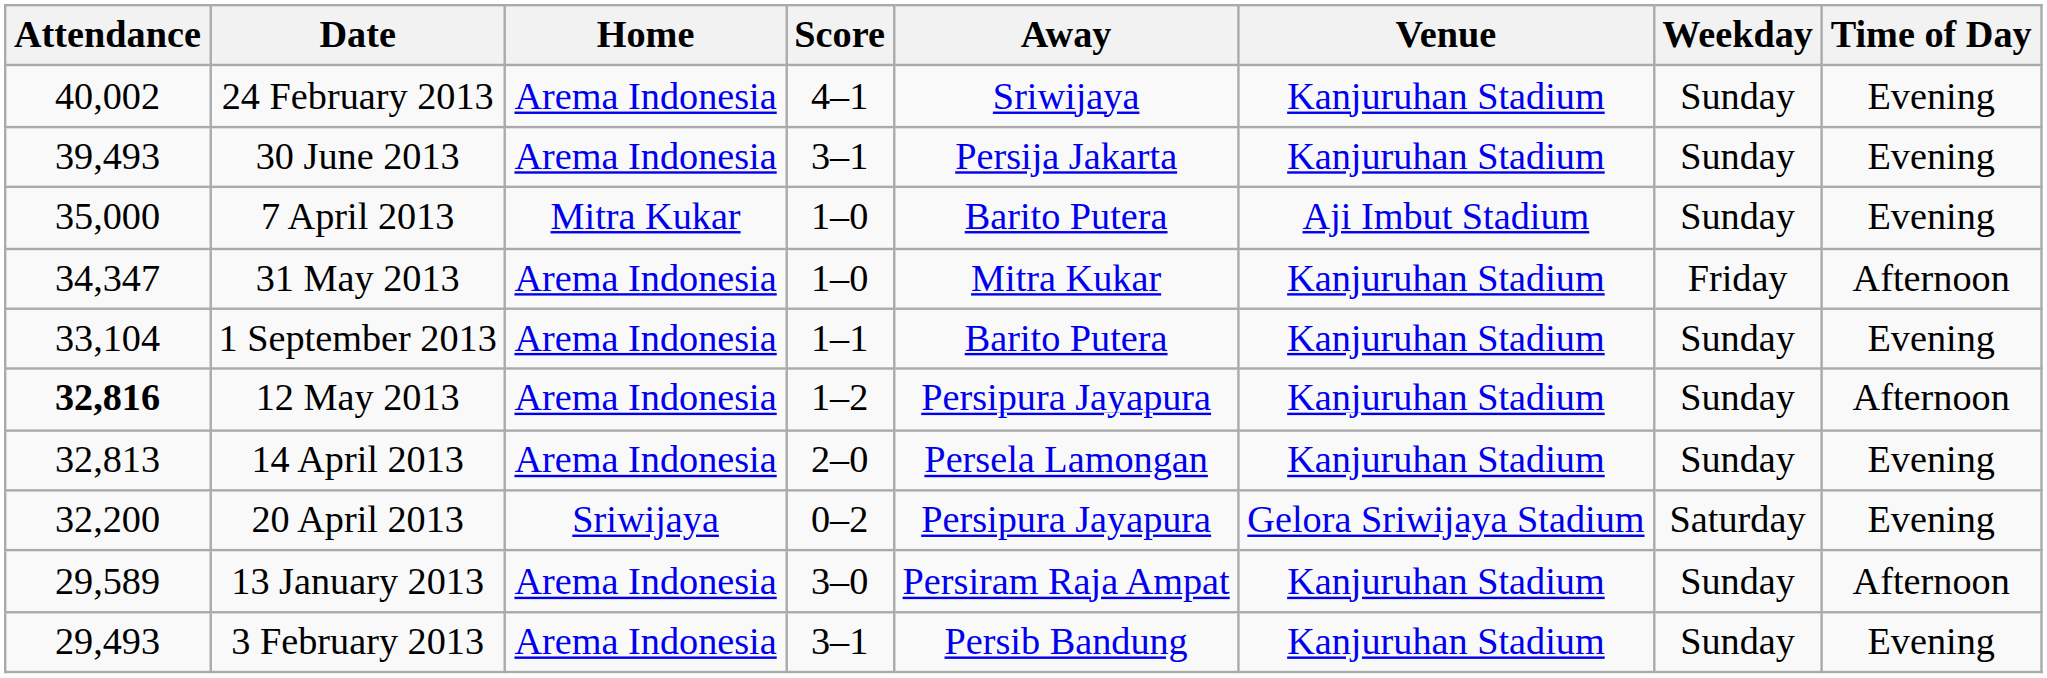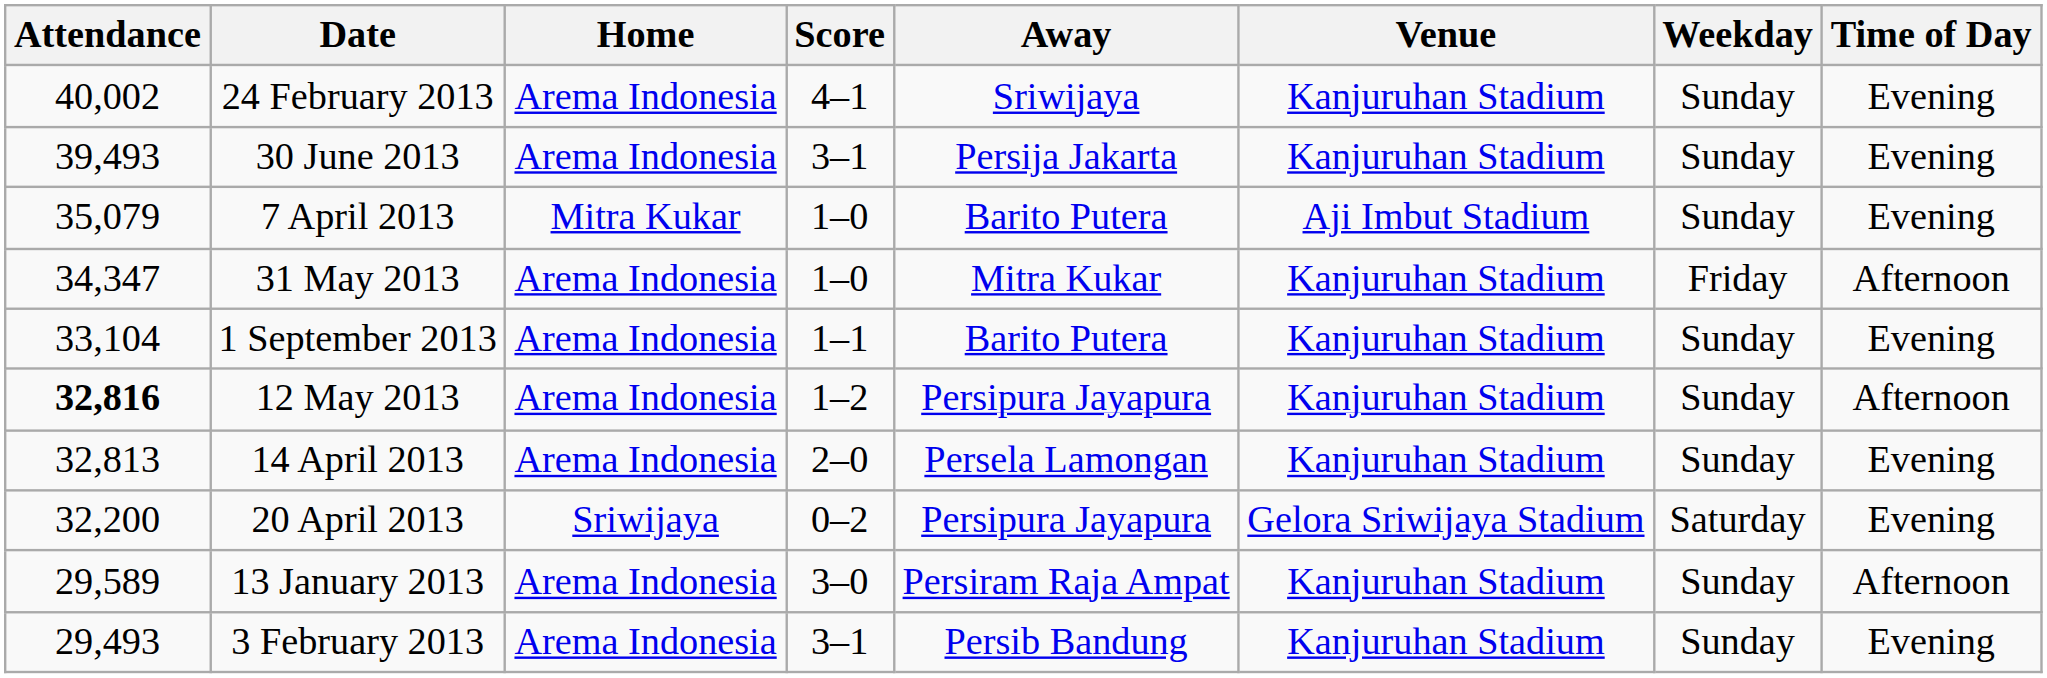(107, 216) 35,000 -> (107, 216) 35,079
